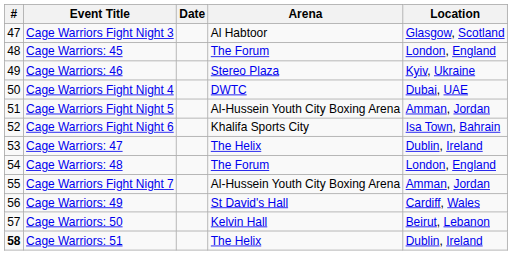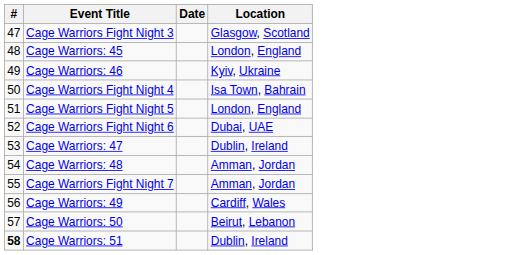- column: (305, 14)
(437, 90) Dubai, UAE -> (258, 90) Isa Town, Bahrain
(448, 109) Amman, Jordan -> (256, 109) London, England
(453, 128) Isa Town, Bahrain -> (242, 128) Dubai, UAE
(451, 165) London, England -> (253, 165) Amman, Jordan
